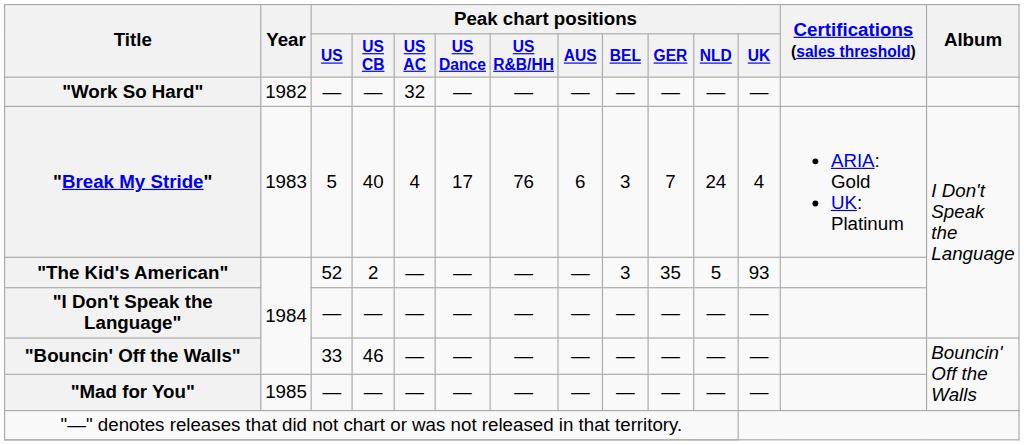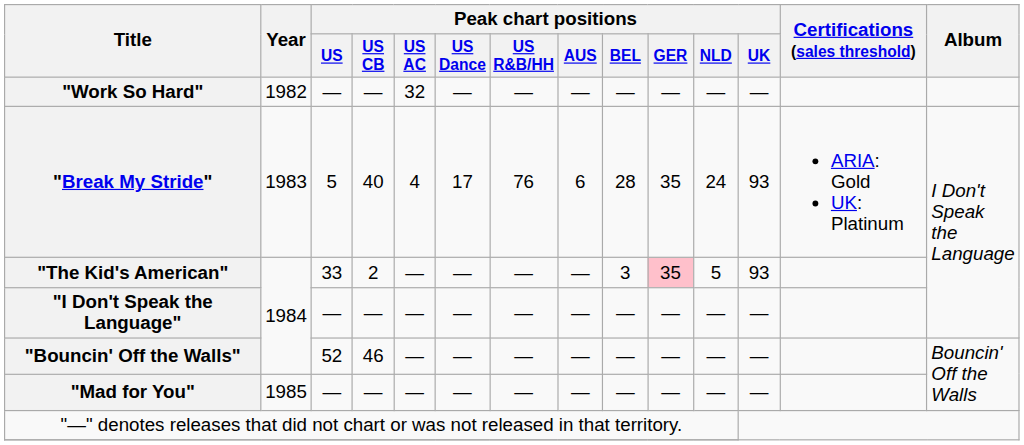(625, 182) 3 -> (625, 182) 28
(670, 182) 7 -> (670, 182) 35
(759, 182) 4 -> (759, 182) 93
(332, 272) 52 -> (332, 272) 33
(670, 272) no background -> (670, 272) pink background
(332, 356) 33 -> (332, 356) 52
